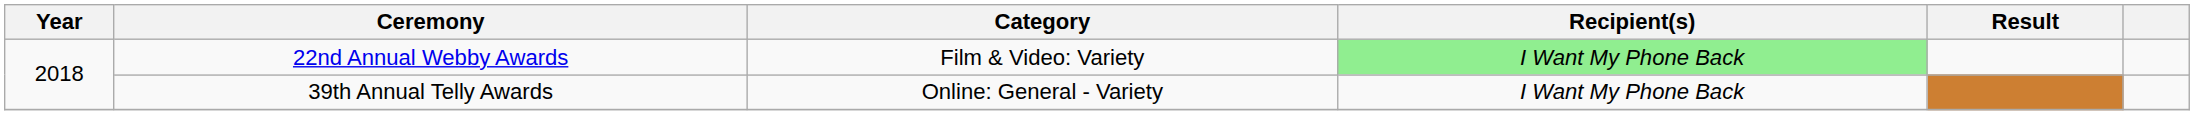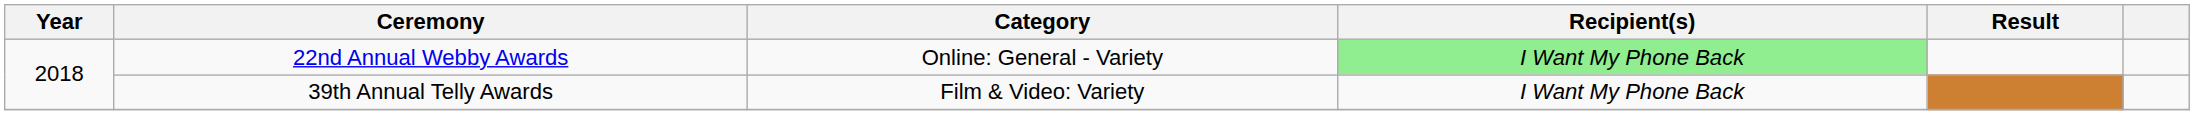(1042, 57) Film & Video: Variety -> (1042, 57) Online: General - Variety
(1042, 92) Online: General - Variety -> (1042, 92) Film & Video: Variety
